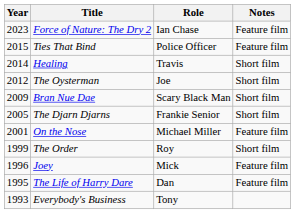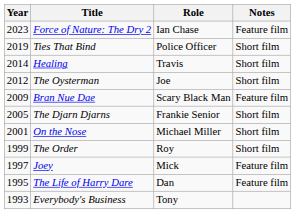(18, 47) 2015 -> (18, 47) 2019
(262, 47) Feature film -> (257, 47) Short film
(257, 98) Short film -> (262, 98) Feature film
(262, 132) Feature film -> (257, 132) Short film
(18, 166) 1996 -> (18, 166) 1997
